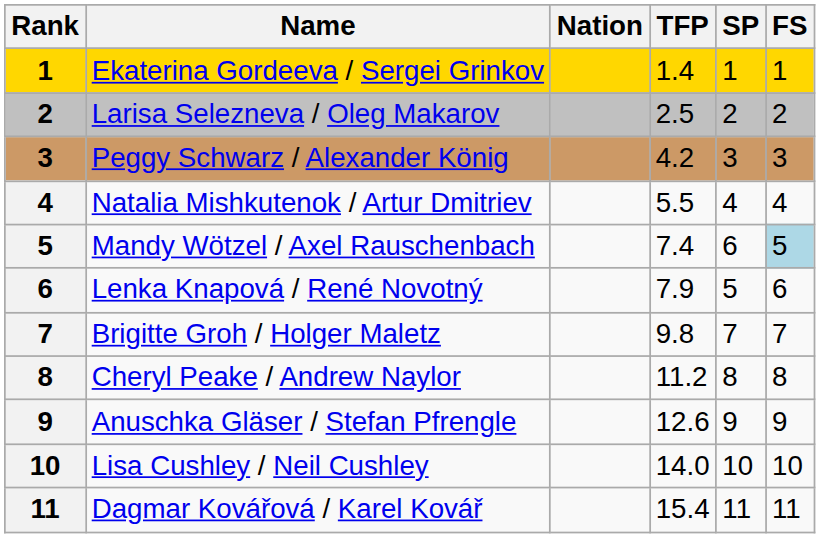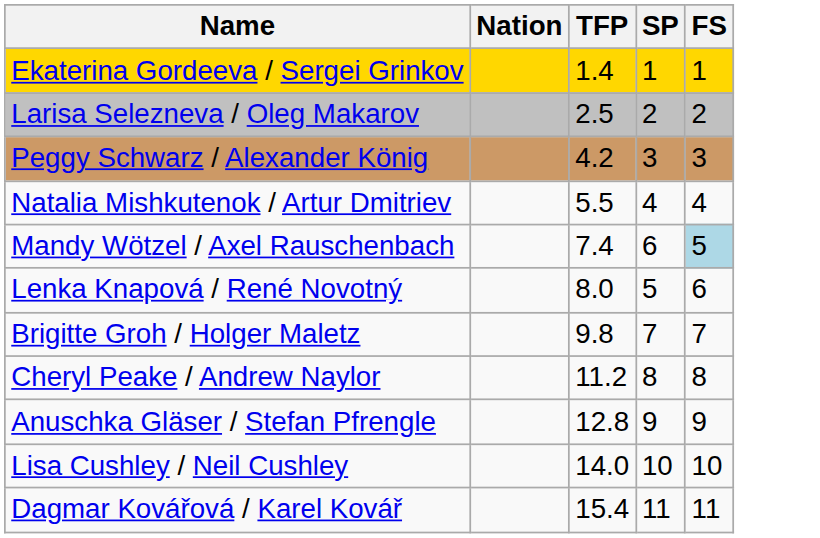- column: (45, 26)
(675, 289) 7.9 -> (594, 289) 8.0
(683, 421) 12.6 -> (602, 421) 12.8
